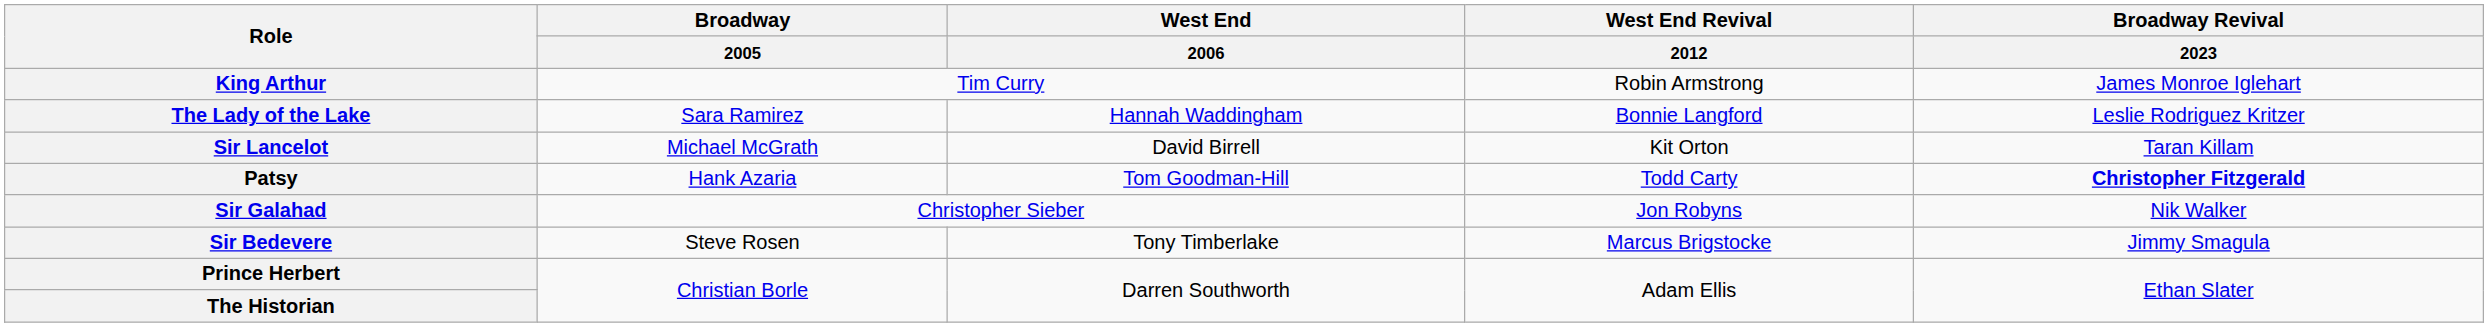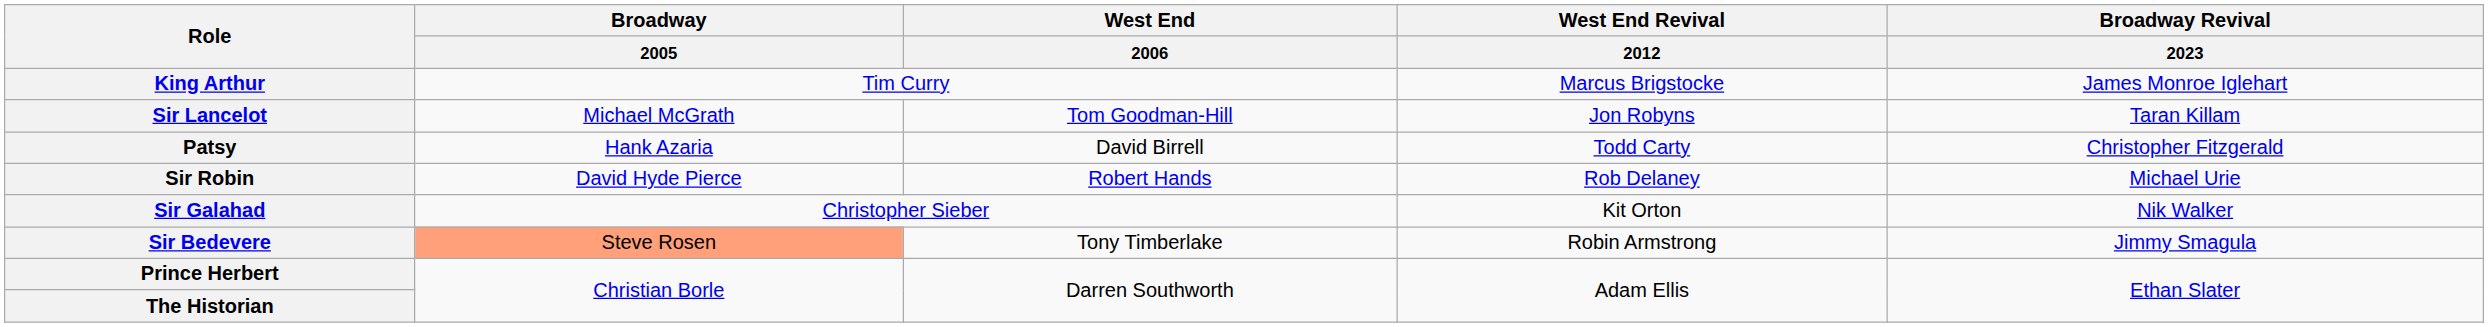(1689, 83) Robin Armstrong -> (1642, 83) Marcus Brigstocke
- row: (271, 115)
(1206, 147) David Birrell -> (1150, 115) Tom Goodman-Hill
(1689, 147) Kit Orton -> (1642, 115) Jon Robyns
(1206, 178) Tom Goodman-Hill -> (1150, 147) David Birrell
(2199, 178) bold -> (2185, 147) normal
+ row: (210, 178)
(1689, 210) Jon Robyns -> (1642, 210) Kit Orton
(742, 242) no background -> (659, 242) lightsalmon background
(1689, 242) Marcus Brigstocke -> (1642, 242) Robin Armstrong
